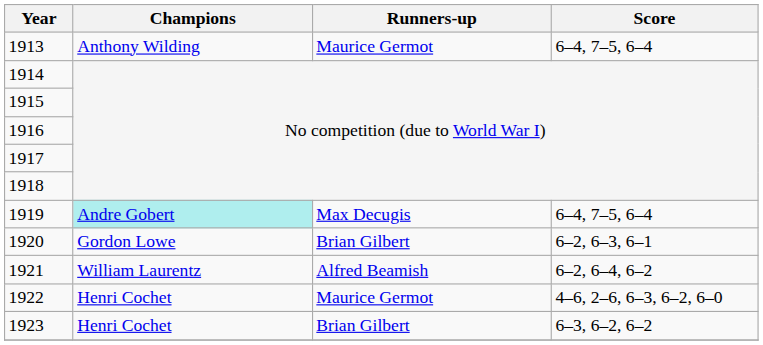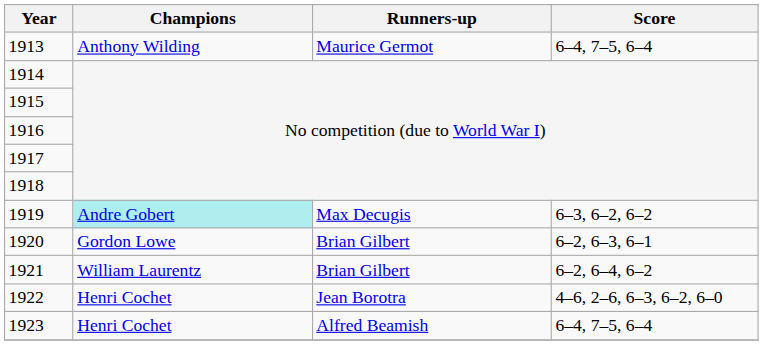(604, 213) 6–4, 7–5, 6–4 -> (604, 213) 6–3, 6–2, 6–2
(372, 269) Alfred Beamish -> (363, 269) Brian Gilbert
(375, 297) Maurice Germot -> (361, 297) Jean Borotra
(363, 325) Brian Gilbert -> (372, 325) Alfred Beamish
(604, 325) 6–3, 6–2, 6–2 -> (604, 325) 6–4, 7–5, 6–4
